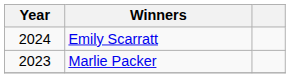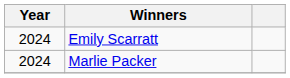(35, 61) 2023 -> (35, 61) 2024
